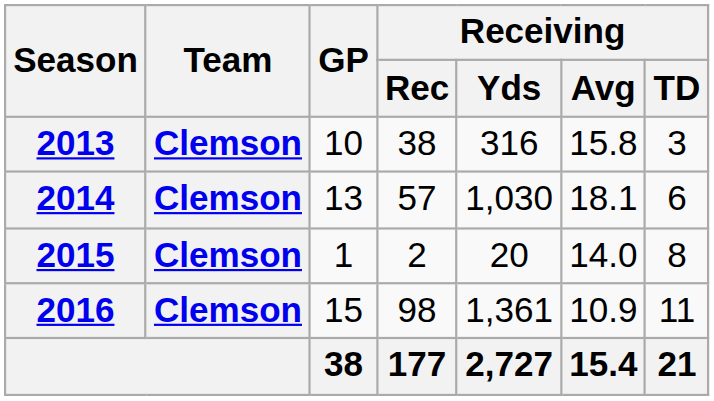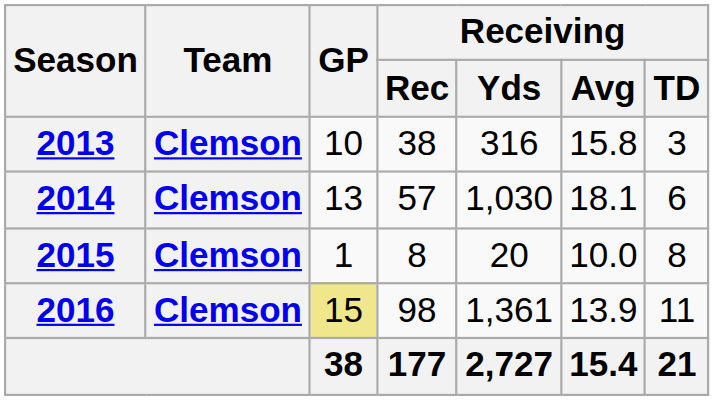(417, 254) 2 -> (417, 254) 8
(603, 254) 14.0 -> (603, 254) 10.0
(343, 310) no background -> (343, 310) khaki background
(603, 310) 10.9 -> (603, 310) 13.9
